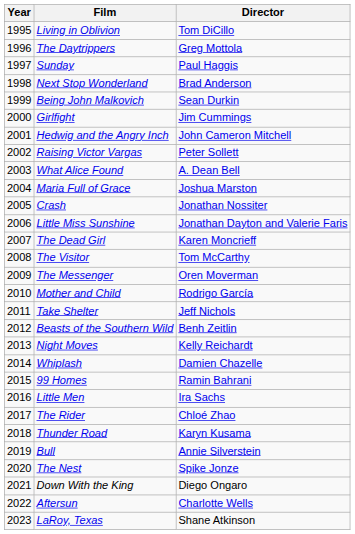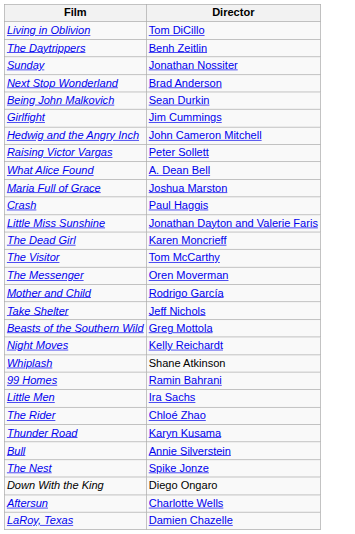- column: (19, 13)
(210, 48) Greg Mottola -> (178, 48) Benh Zeitlin
(208, 65) Paul Haggis -> (193, 65) Jonathan Nossiter
(223, 205) Jonathan Nossiter -> (178, 205) Paul Haggis
(208, 328) Benh Zeitlin -> (181, 328) Greg Mottola
(220, 363) Damien Chazelle -> (187, 363) Shane Atkinson
(217, 521) Shane Atkinson -> (191, 521) Damien Chazelle
